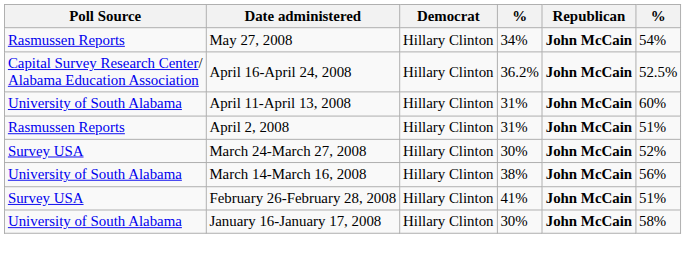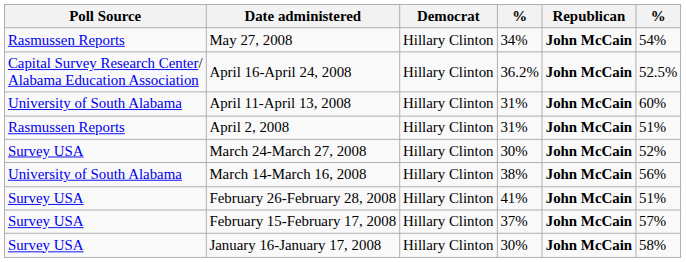+ row: (303, 221)
(95, 221) University of South Alabama -> (46, 245) Survey USA
